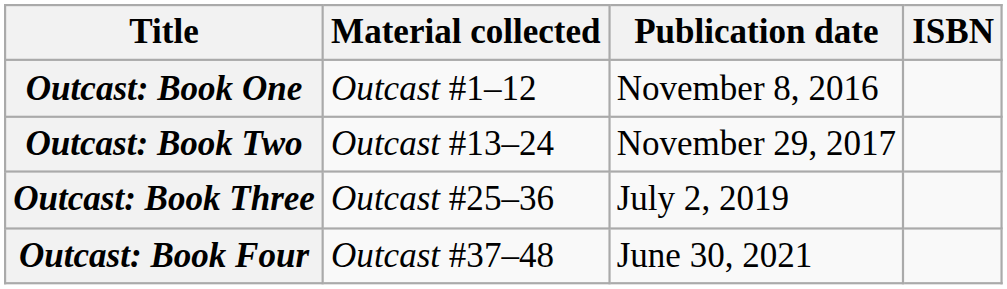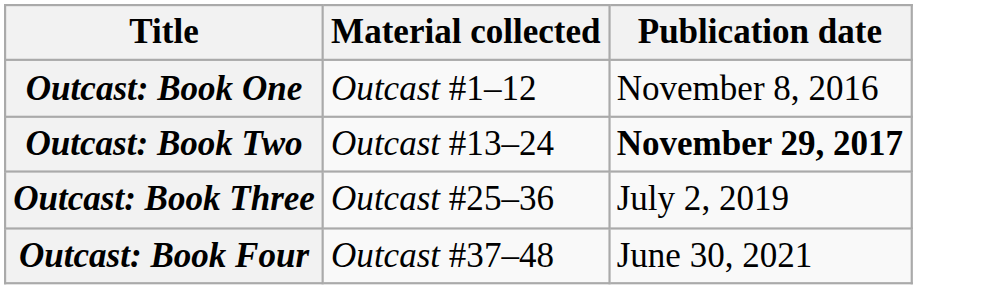- column: (953, 32)
(756, 143) normal -> (760, 143) bold
